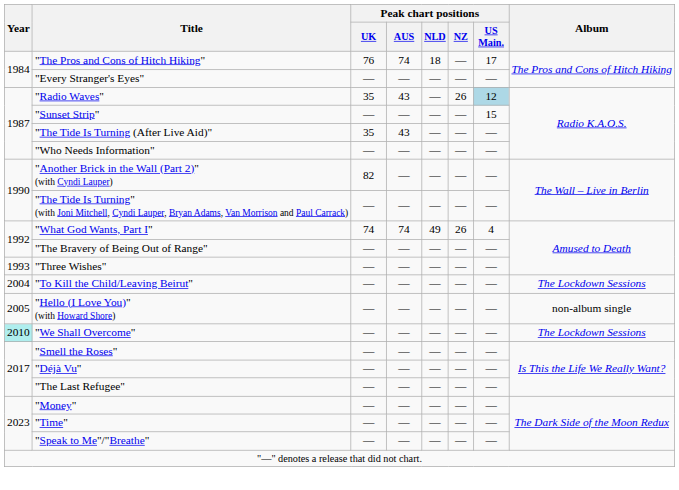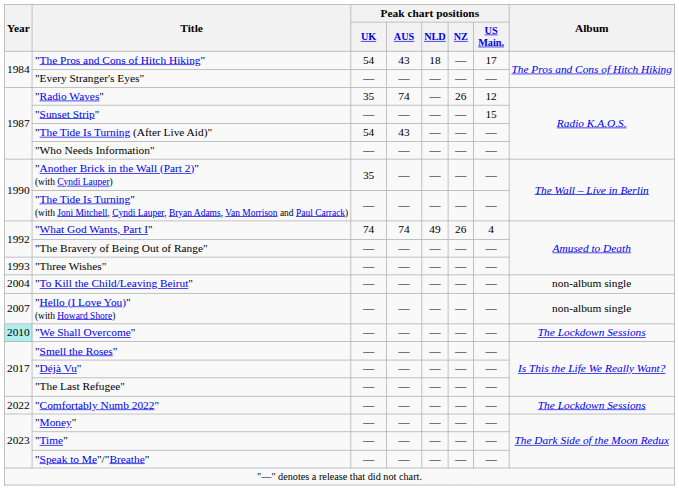(369, 60) 76 -> (369, 60) 54
(404, 60) 74 -> (404, 60) 43
(404, 96) 43 -> (404, 96) 74
(491, 96) lightblue background -> (491, 96) no background
(369, 132) 35 -> (369, 132) 54
(369, 174) 82 -> (369, 174) 35
(592, 284) The Lockdown Sessions -> (592, 284) non-album single
(18, 308) 2005 -> (18, 308) 2007
+ row: (97, 405)
